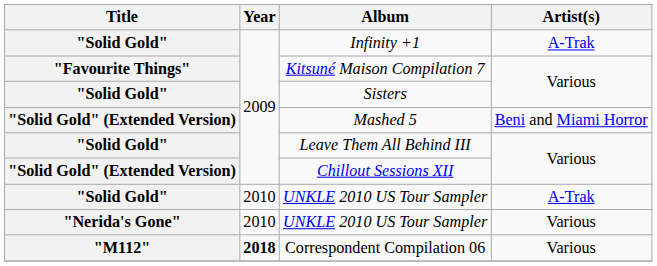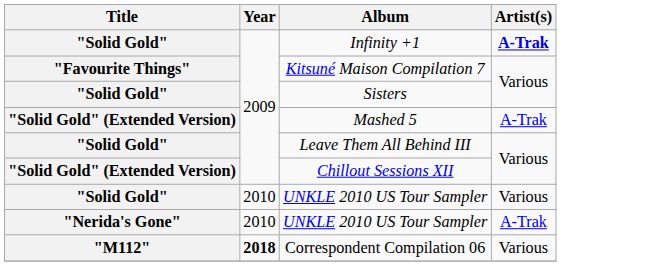(571, 42) normal -> (523, 42) bold
(571, 119) Beni and Miami Horror -> (523, 119) A-Trak
(571, 196) A-Trak -> (523, 196) Various
(571, 222) Various -> (523, 222) A-Trak
